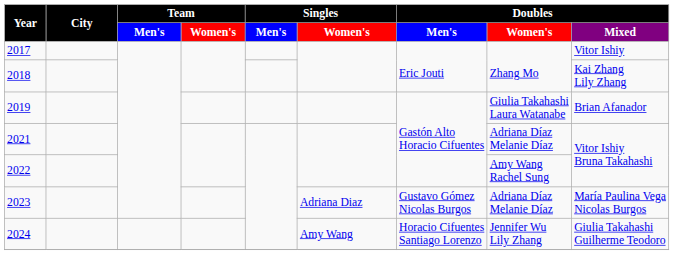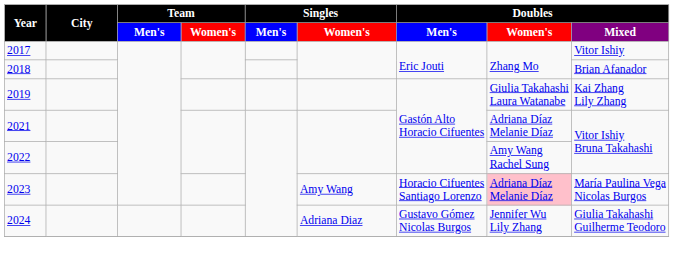(600, 75) Kai Zhang Lily Zhang -> (610, 69) Brian Afanador
(610, 107) Brian Afanador -> (600, 94) Kai Zhang Lily Zhang
(331, 202) Adriana Diaz -> (326, 189) Amy Wang
(437, 202) Gustavo Gómez Nicolas Burgos -> (442, 189) Horacio Cifuentes Santiago Lorenzo
(521, 202) no background -> (521, 189) pink background
(326, 234) Amy Wang -> (331, 221) Adriana Diaz
(442, 234) Horacio Cifuentes Santiago Lorenzo -> (437, 221) Gustavo Gómez Nicolas Burgos
